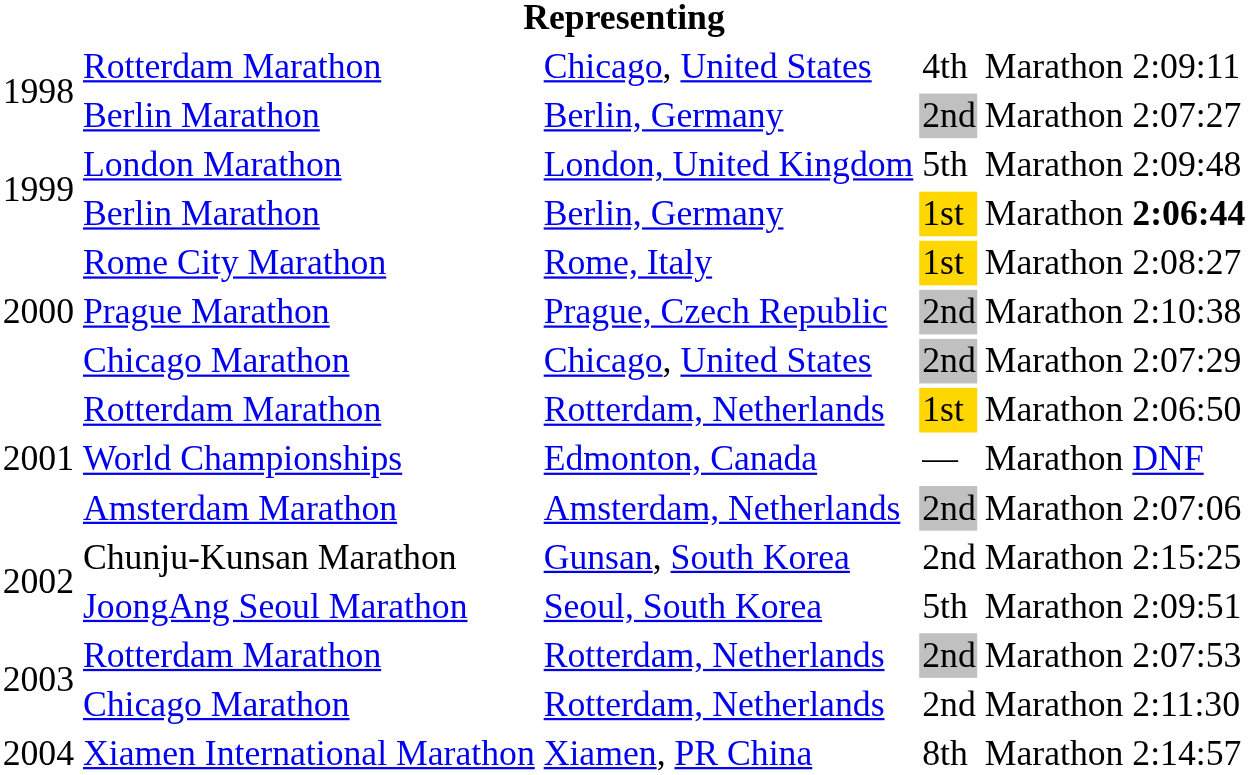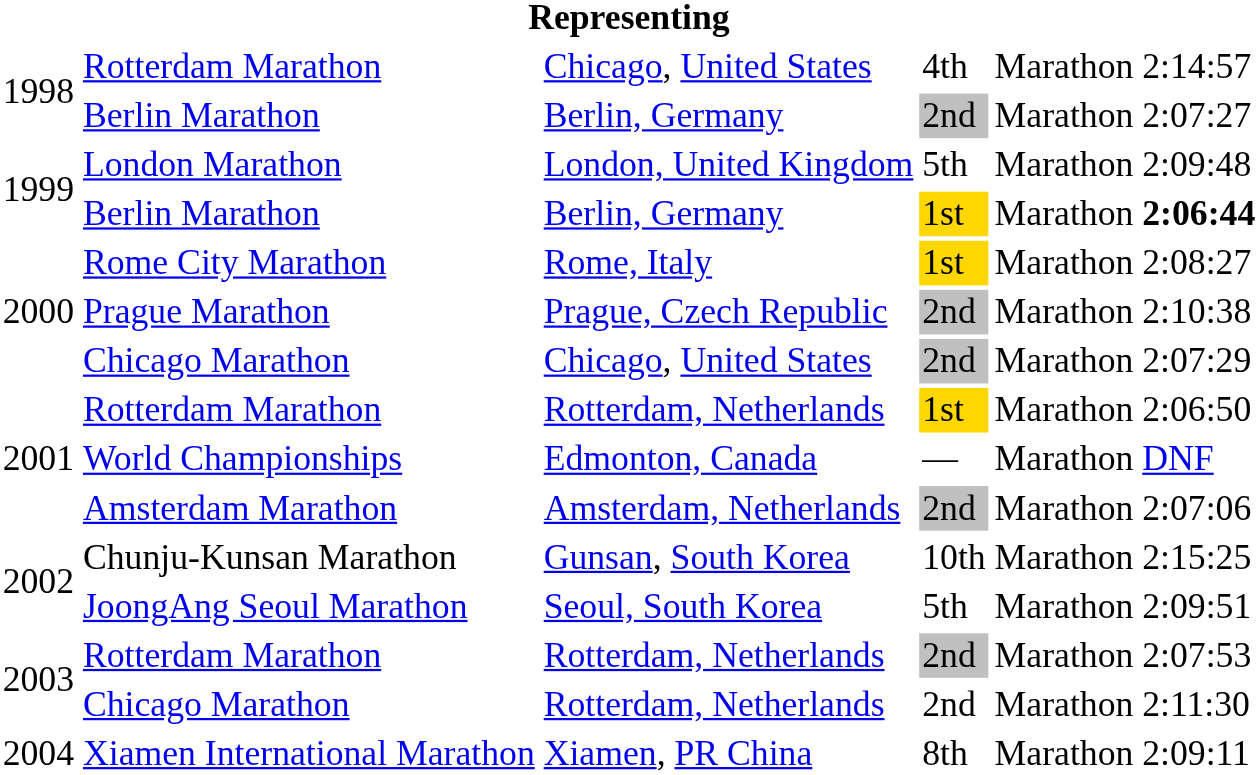(1186, 66) 2:09:11 -> (1197, 66) 2:14:57
(949, 556) 2nd -> (954, 556) 10th
(1187, 753) 2:14:57 -> (1196, 753) 2:09:11
